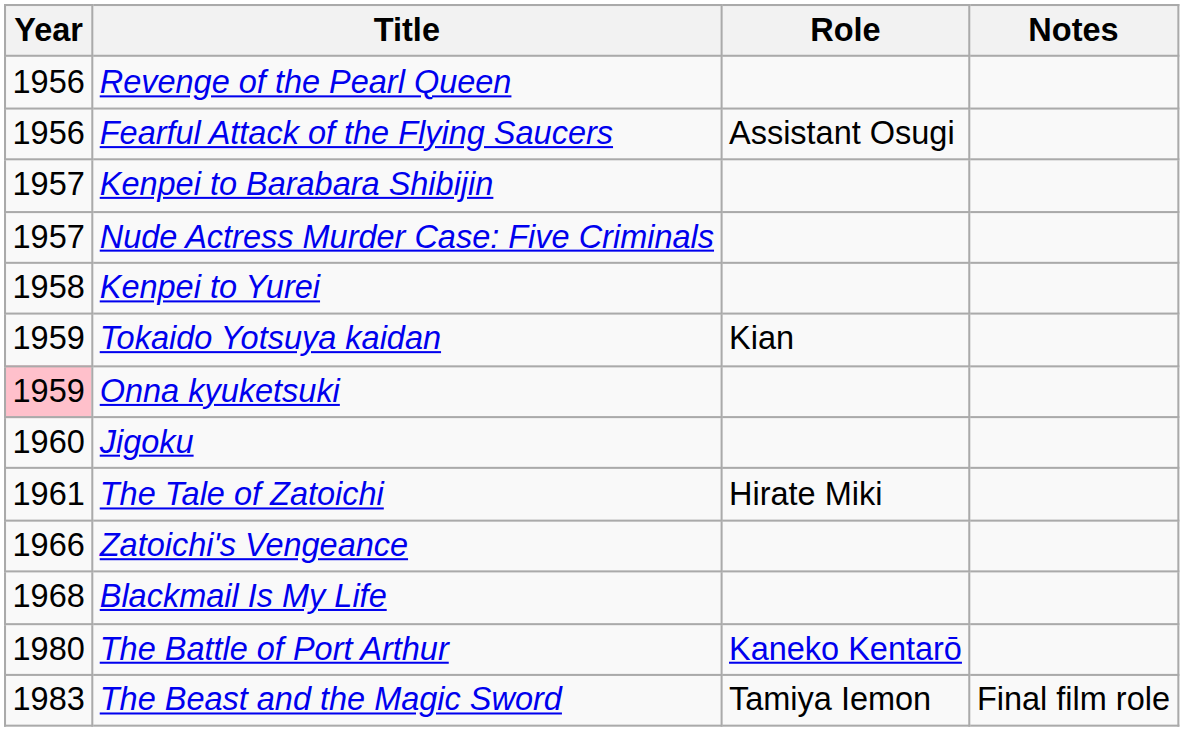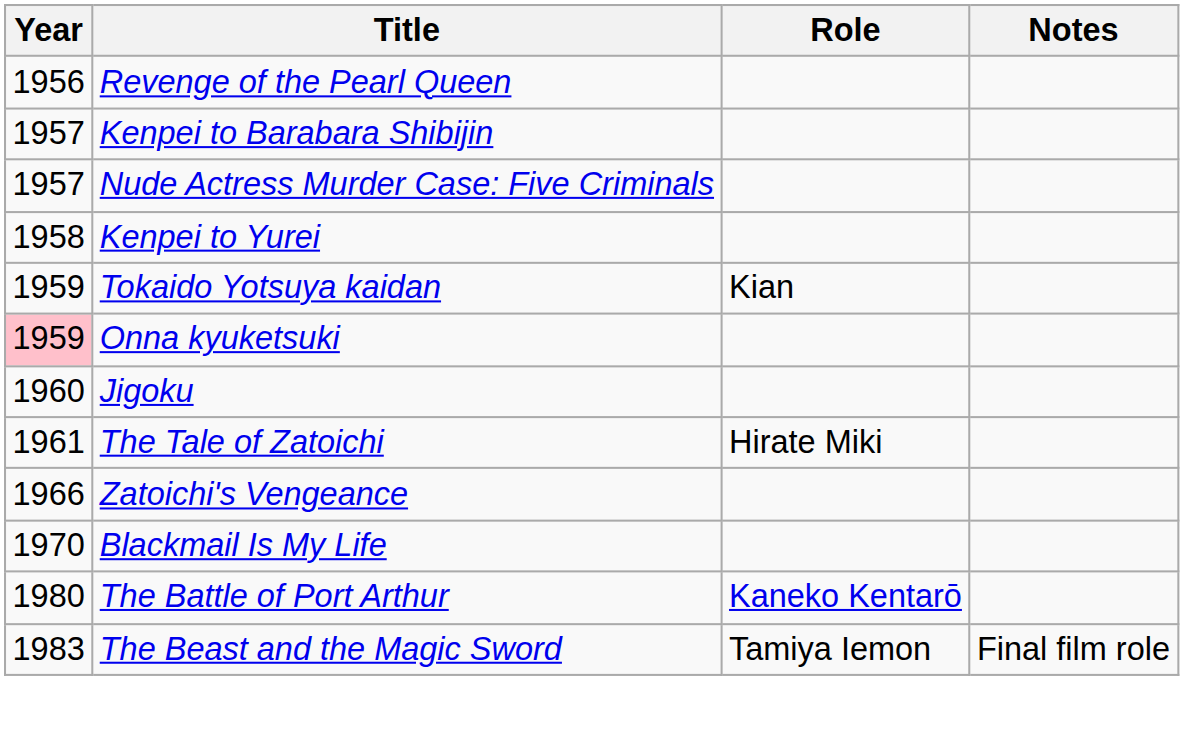- row: (356, 133)
(49, 596) 1968 -> (49, 545) 1970
